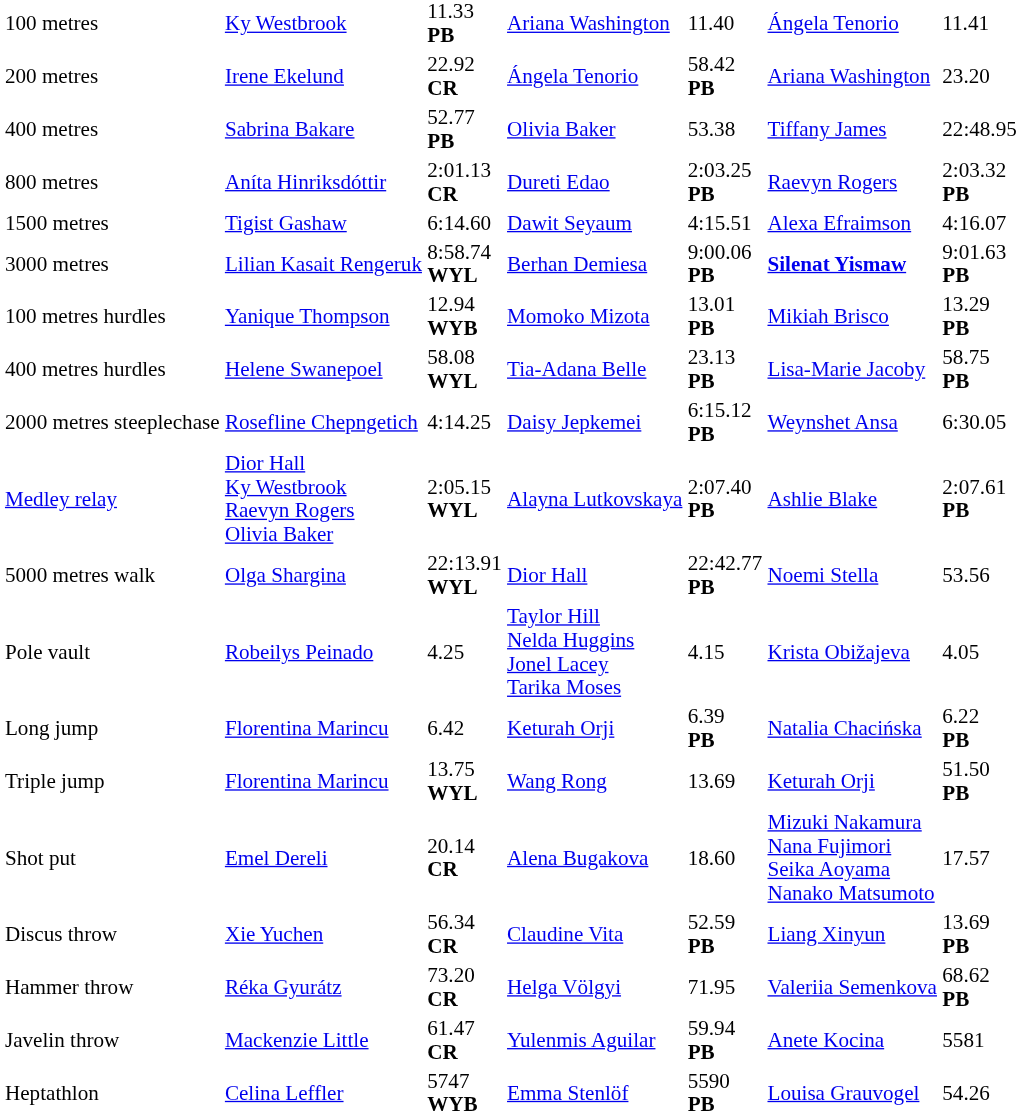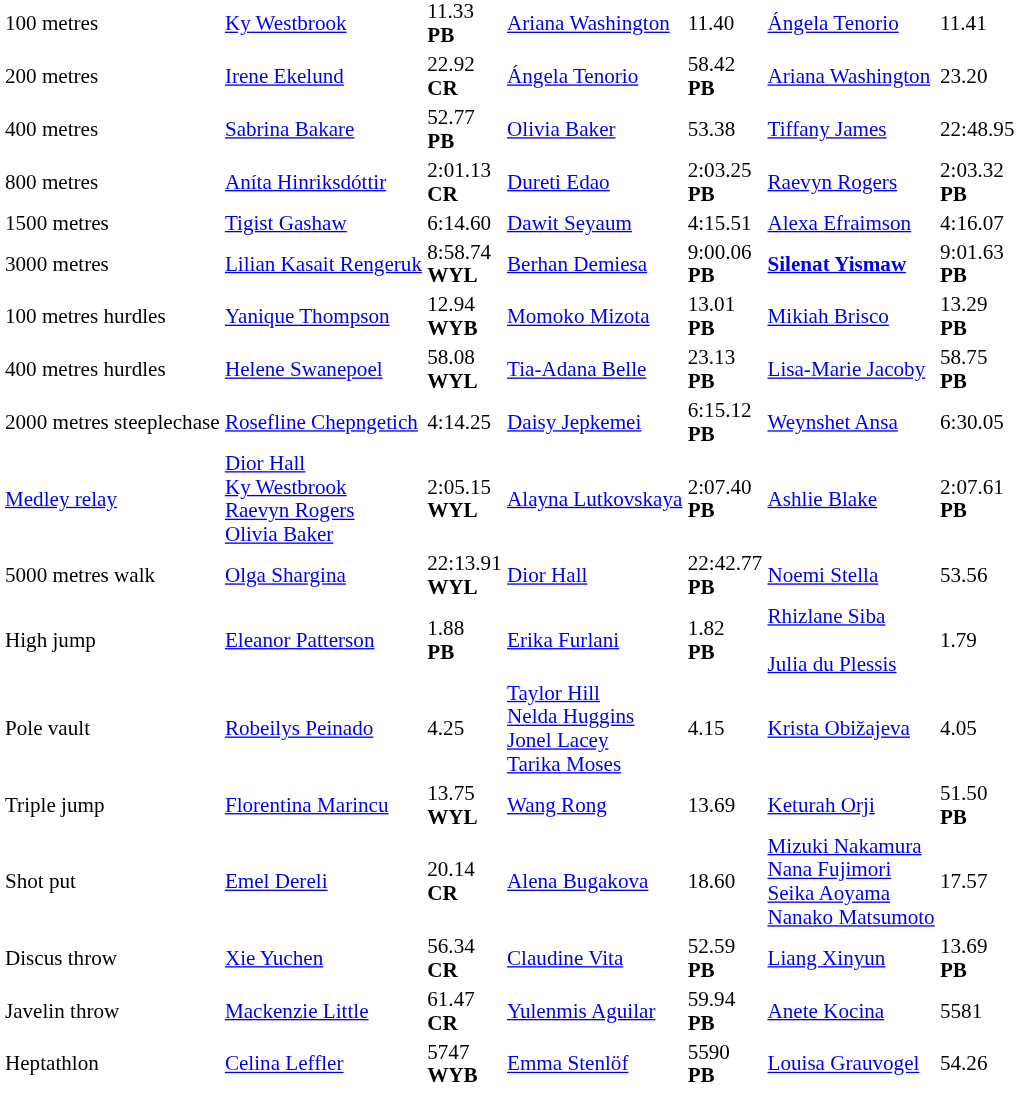+ row: (50, 640)
- row: (52, 728)
- row: (69, 987)
